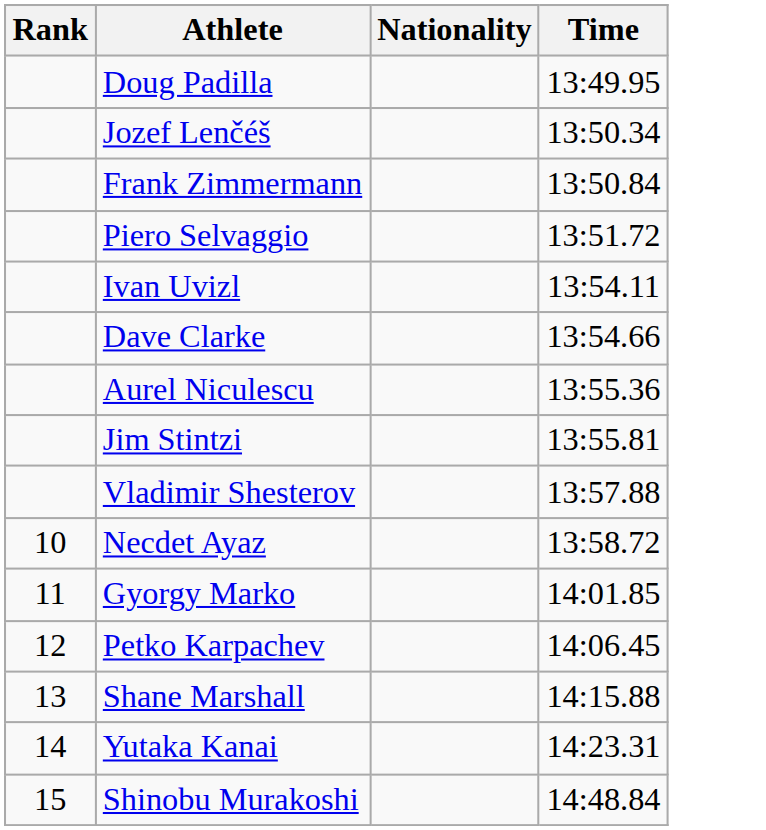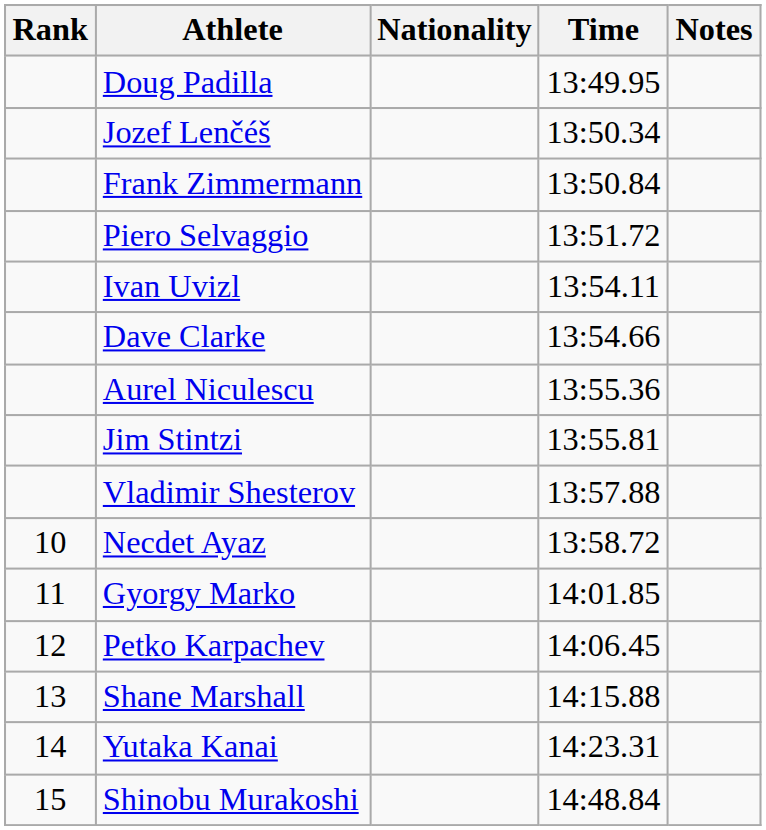+ column: (714, 30)
